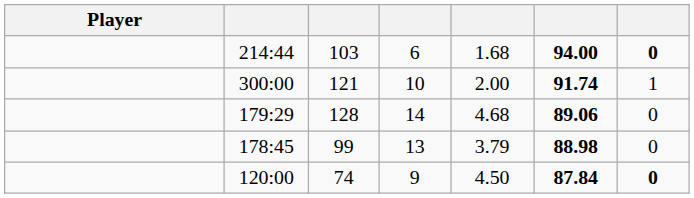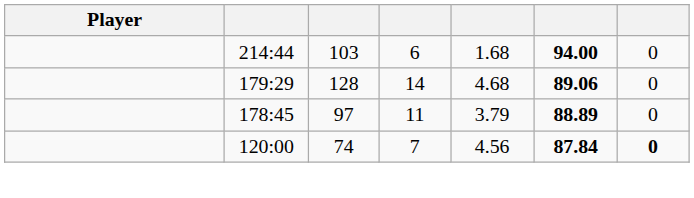(653, 51) bold -> (653, 51) normal
- row: (266, 83)
(344, 146) 99 -> (344, 114) 97
(415, 146) 13 -> (415, 114) 11
(576, 146) 88.98 -> (576, 114) 88.89
(415, 177) 9 -> (415, 146) 7
(492, 177) 4.50 -> (492, 146) 4.56
